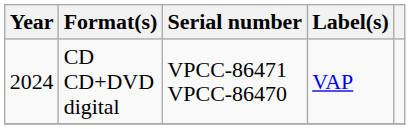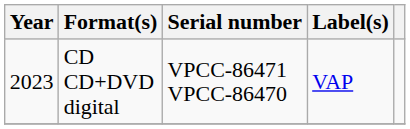(32, 81) 2024 -> (32, 81) 2023
